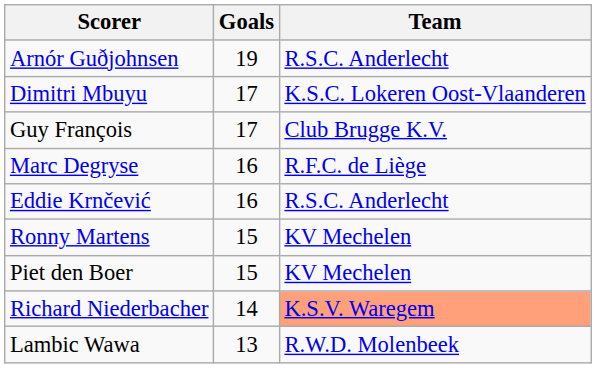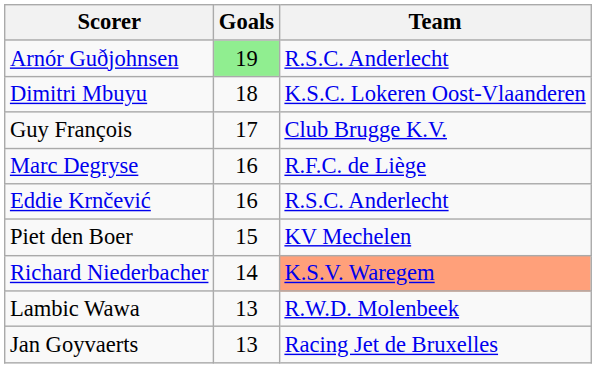(246, 58) no background -> (246, 58) lightgreen background
(246, 93) 17 -> (246, 93) 18
- row: (80, 237)
+ row: (74, 344)
